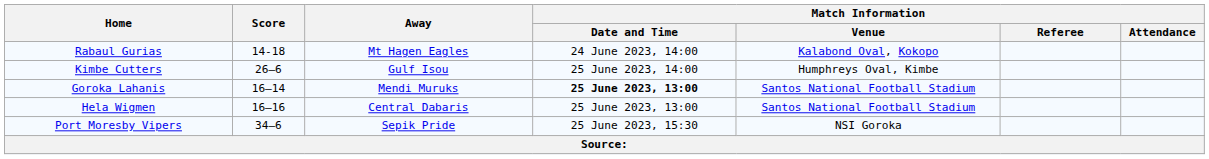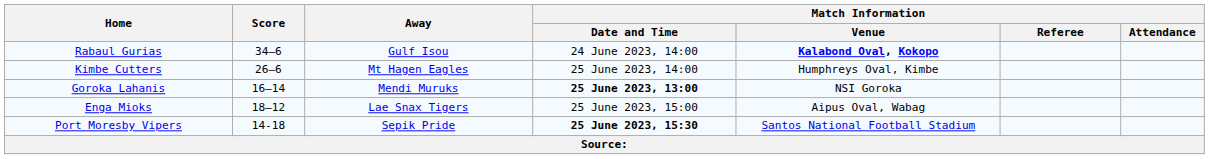(268, 51) 14-18 -> (268, 51) 34–6
(418, 51) Mt Hagen Eagles -> (418, 51) Gulf Isou
(868, 51) normal -> (868, 51) bold
(418, 70) Gulf Isou -> (418, 70) Mt Hagen Eagles
(868, 88) Santos National Football Stadium -> (868, 88) NSI Goroka
- row: (118, 107)
+ row: (118, 107)
(268, 126) 34–6 -> (268, 126) 14-18
(634, 126) normal -> (634, 126) bold
(868, 126) NSI Goroka -> (868, 126) Santos National Football Stadium
